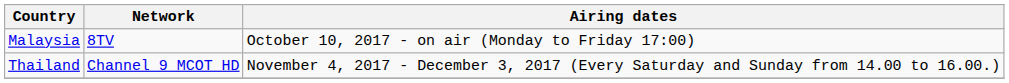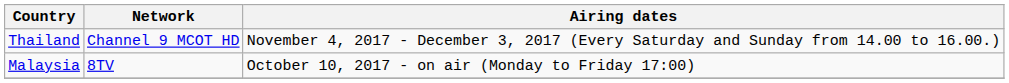rows swapped: (44, 41) <-> (44, 65)
